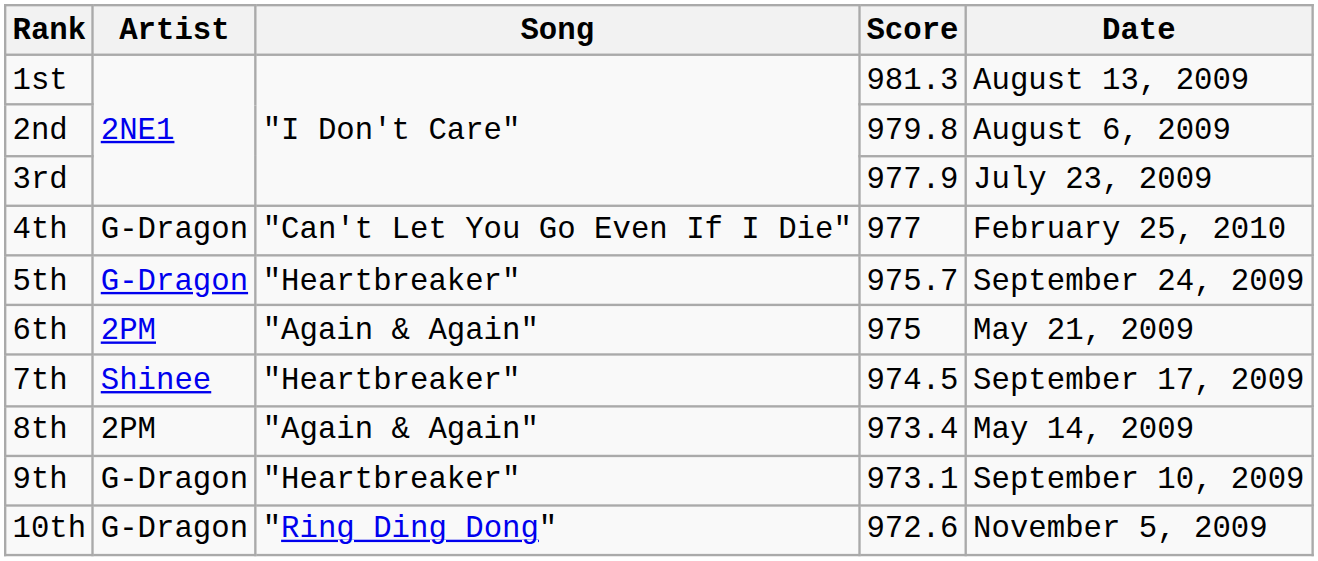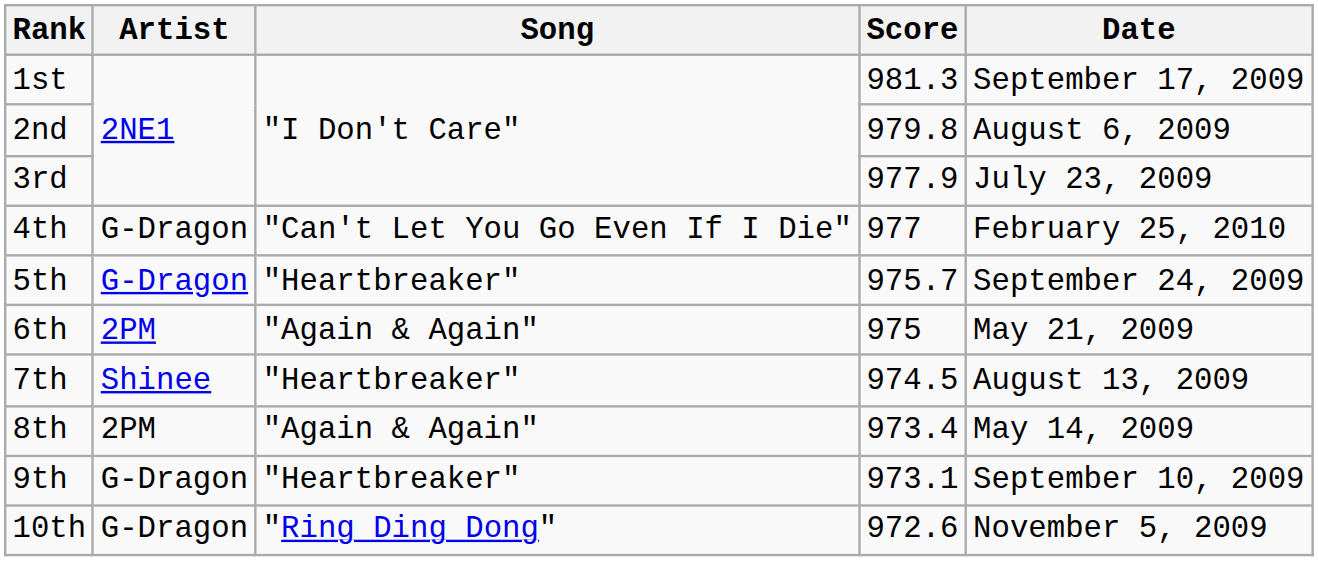(1111, 80) August 13, 2009 -> (1139, 80) September 17, 2009
(1139, 380) September 17, 2009 -> (1111, 380) August 13, 2009
